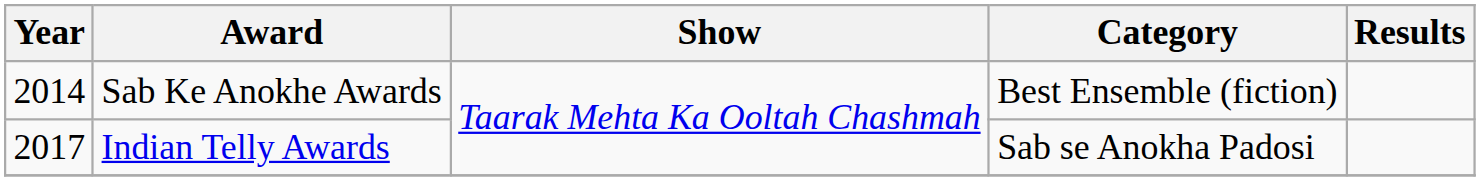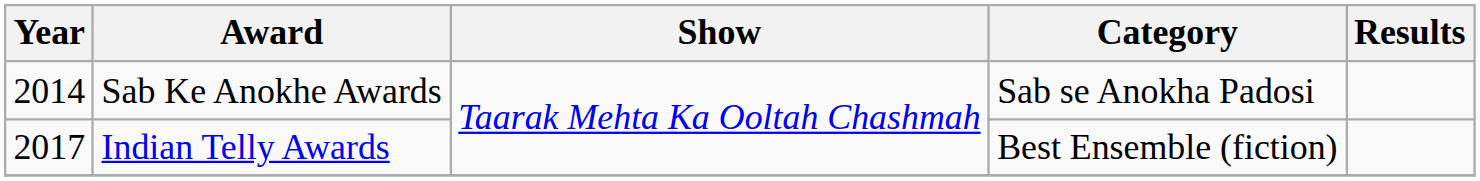(1167, 89) Best Ensemble (fiction) -> (1156, 89) Sab se Anokha Padosi
(1156, 146) Sab se Anokha Padosi -> (1167, 146) Best Ensemble (fiction)
